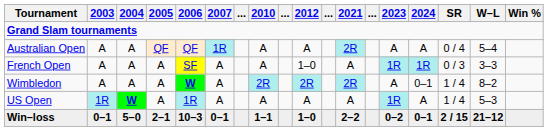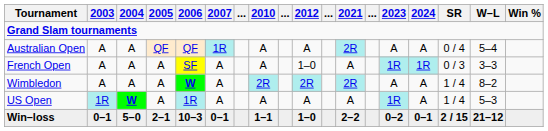(423, 83) 0–1 -> (423, 83) A
